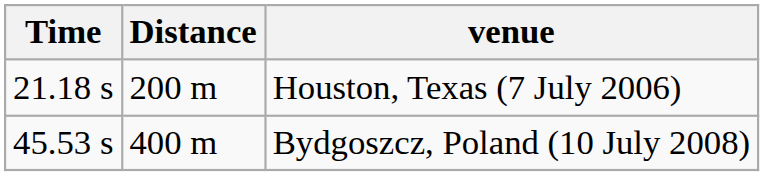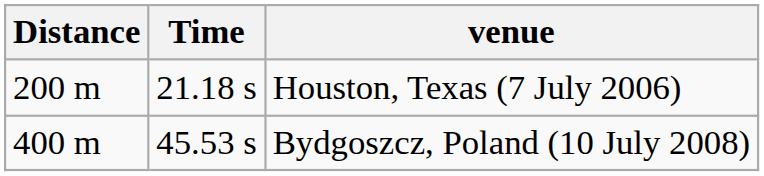columns swapped: (193, 32) <-> (63, 32)
